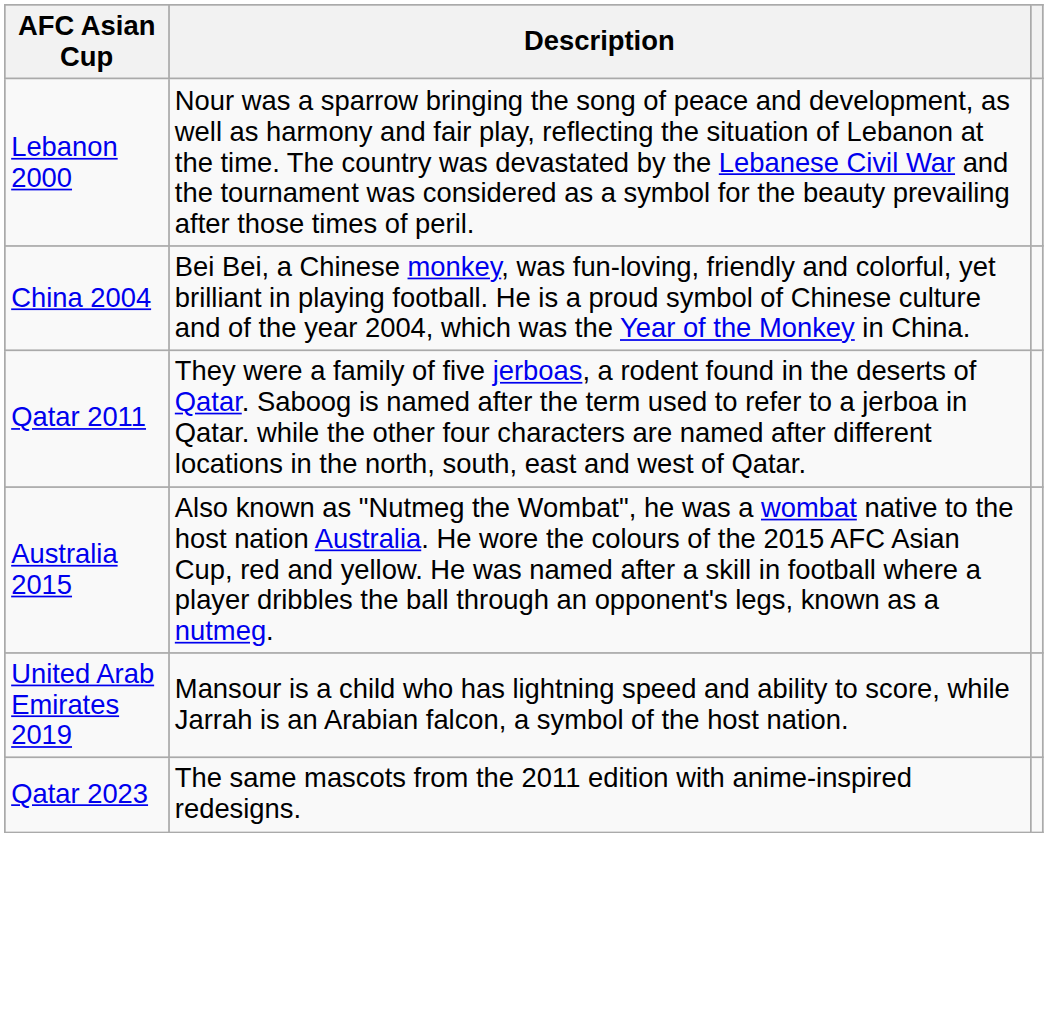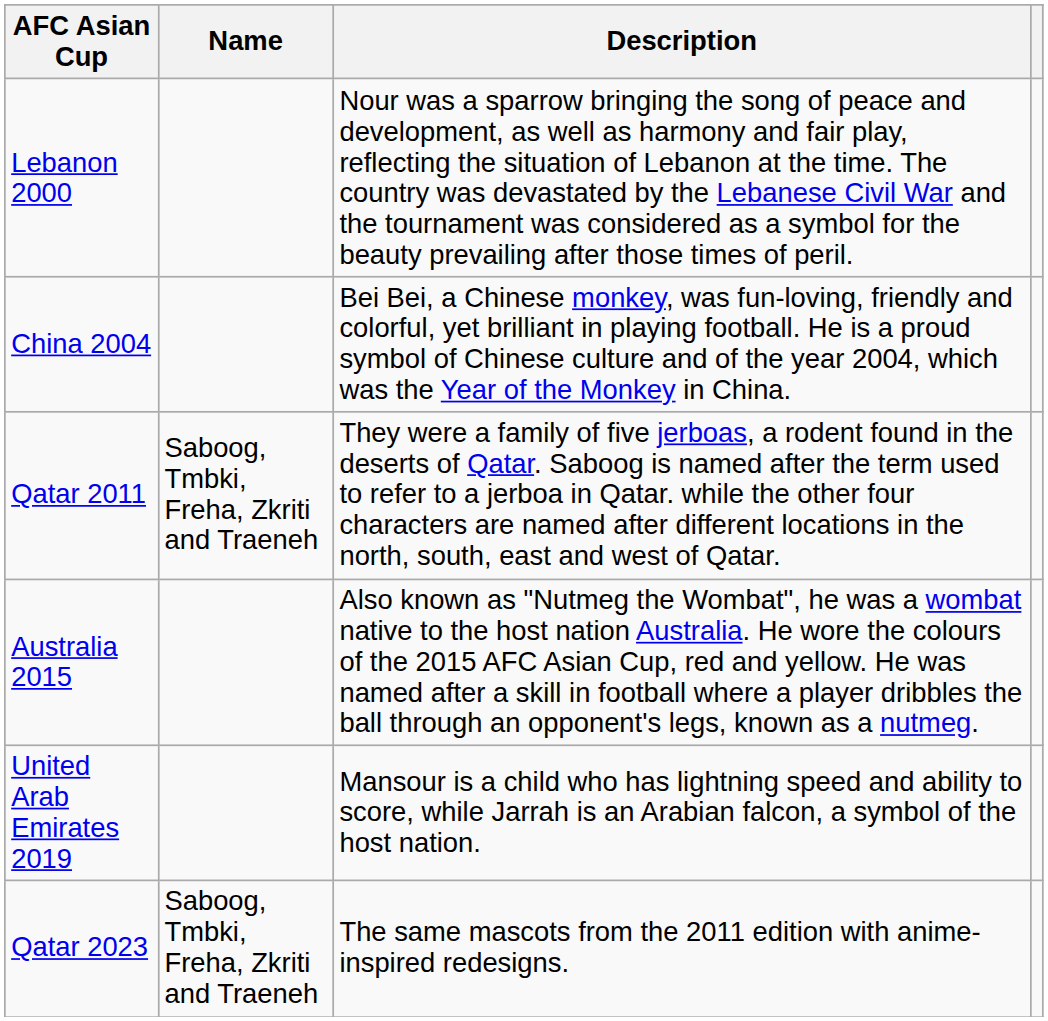+ column: (246, 41)
